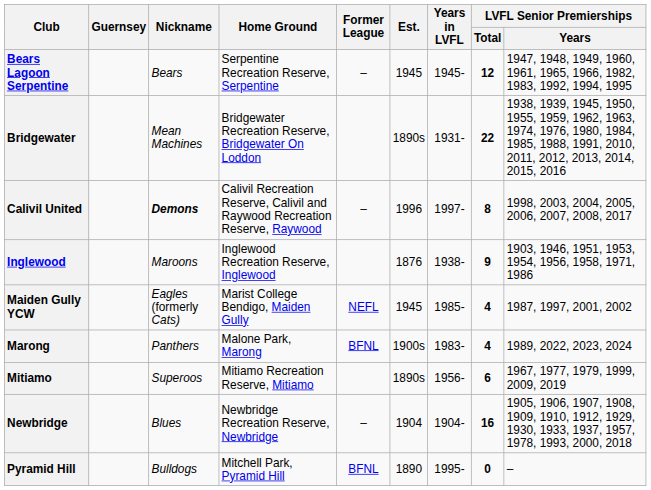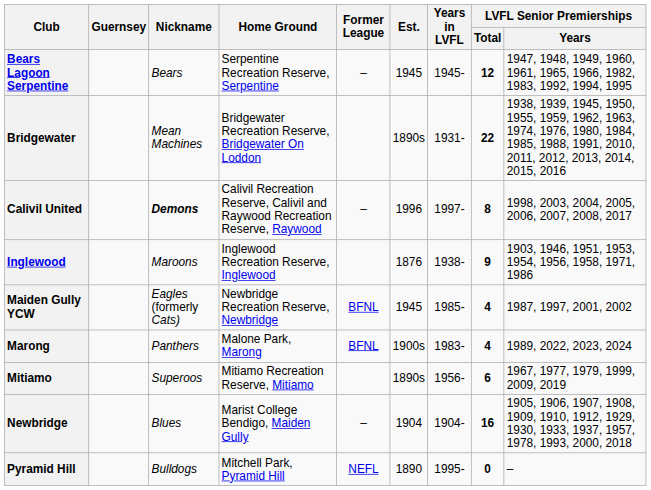(266, 307) Marist College Bendigo, Maiden Gully -> (276, 307) Newbridge Recreation Reserve, Newbridge
(363, 307) NEFL -> (363, 307) BFNL
(276, 423) Newbridge Recreation Reserve, Newbridge -> (266, 423) Marist College Bendigo, Maiden Gully
(363, 469) BFNL -> (363, 469) NEFL
